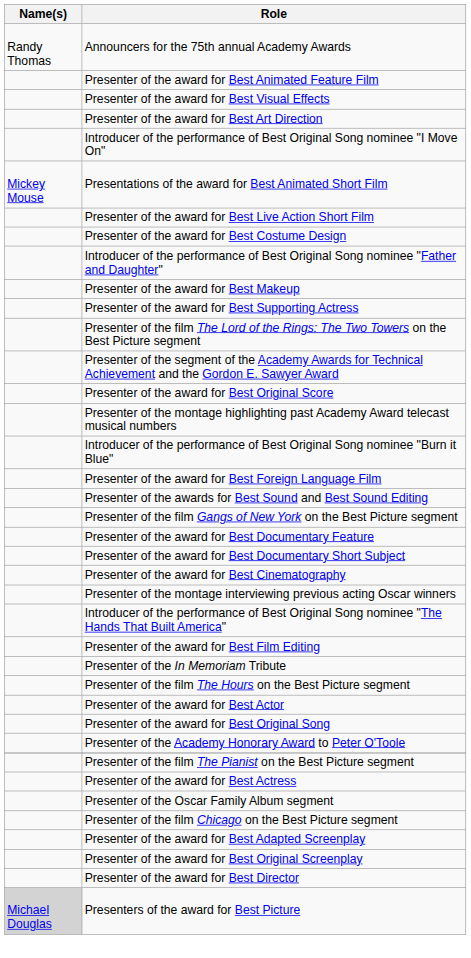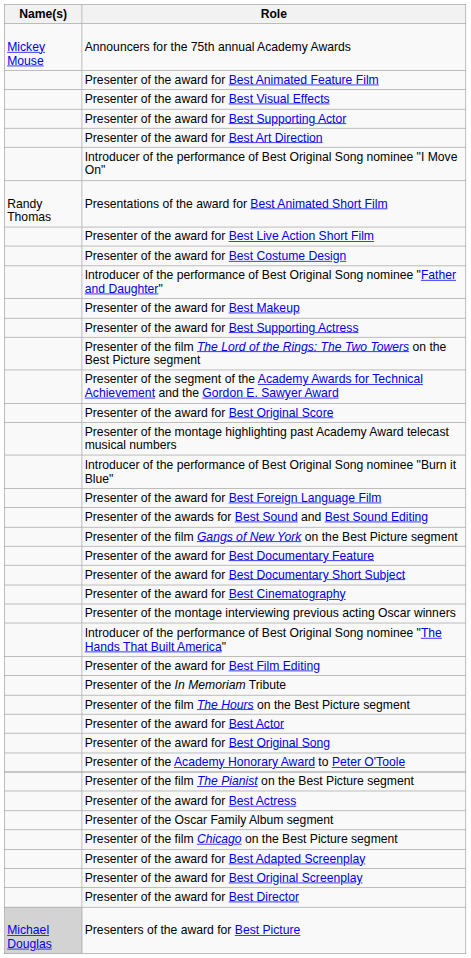(29, 53) Randy Thomas -> (26, 53) Mickey Mouse
+ row: (216, 118)
(26, 191) Mickey Mouse -> (29, 210) Randy Thomas
